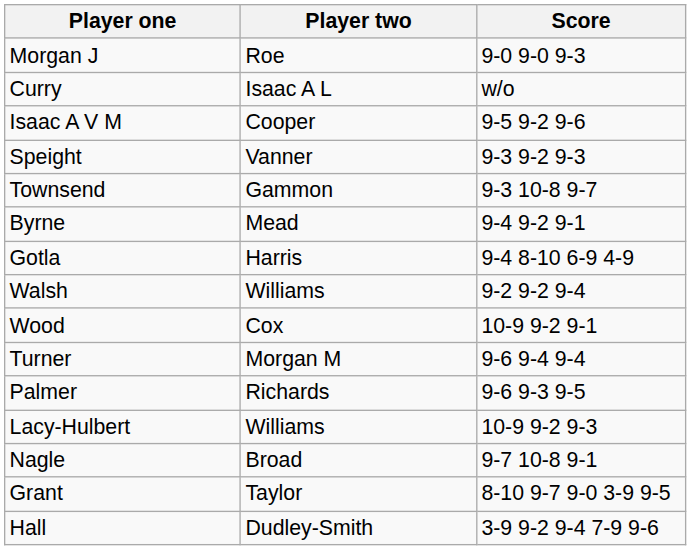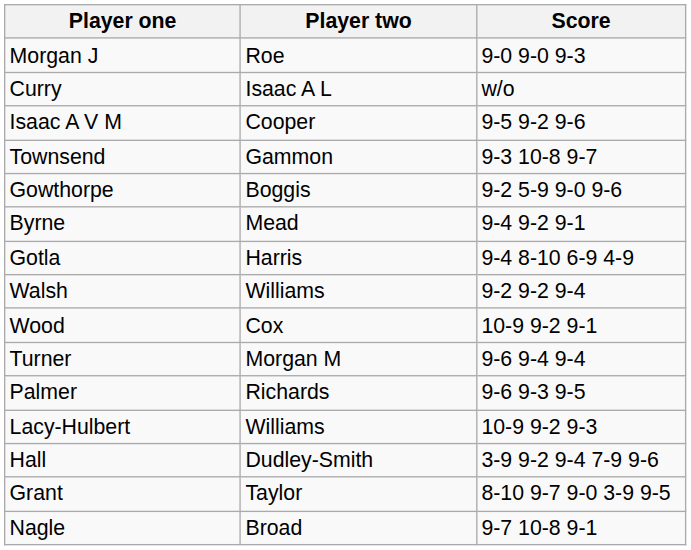- row: (46, 156)
+ row: (62, 190)
rows swapped: (37, 460) <-> (28, 527)
